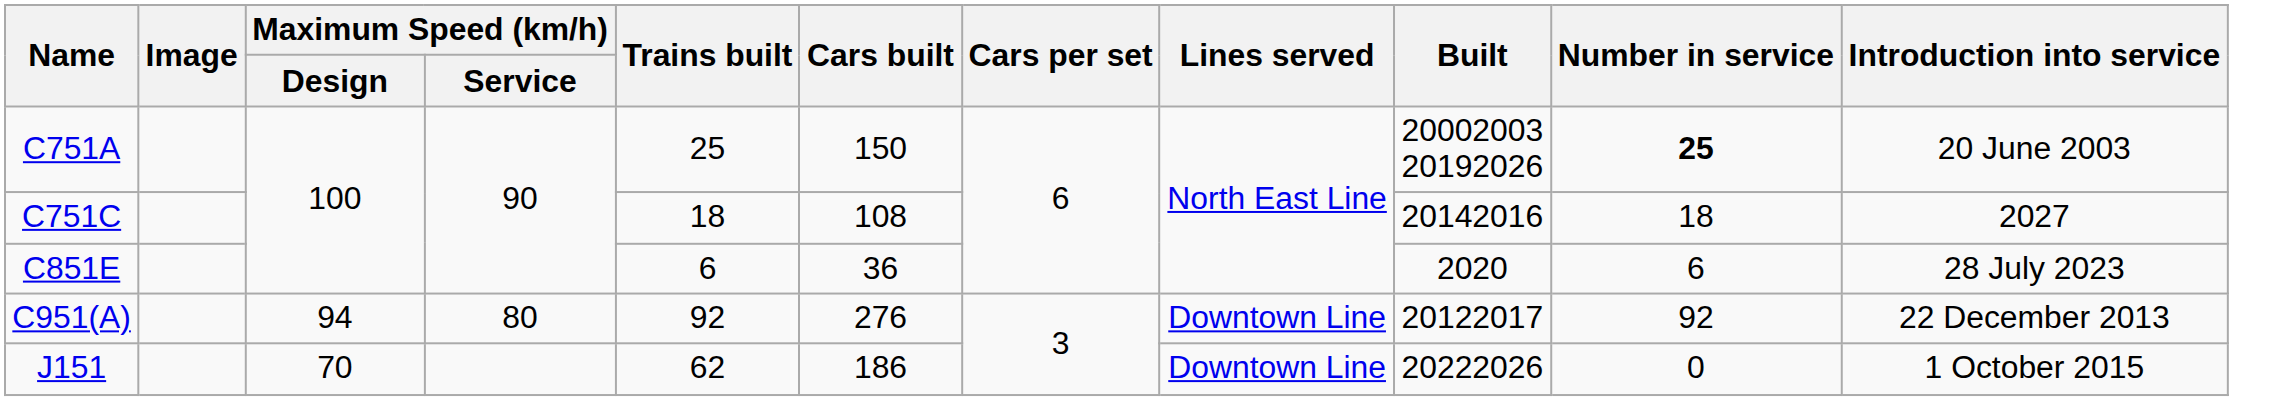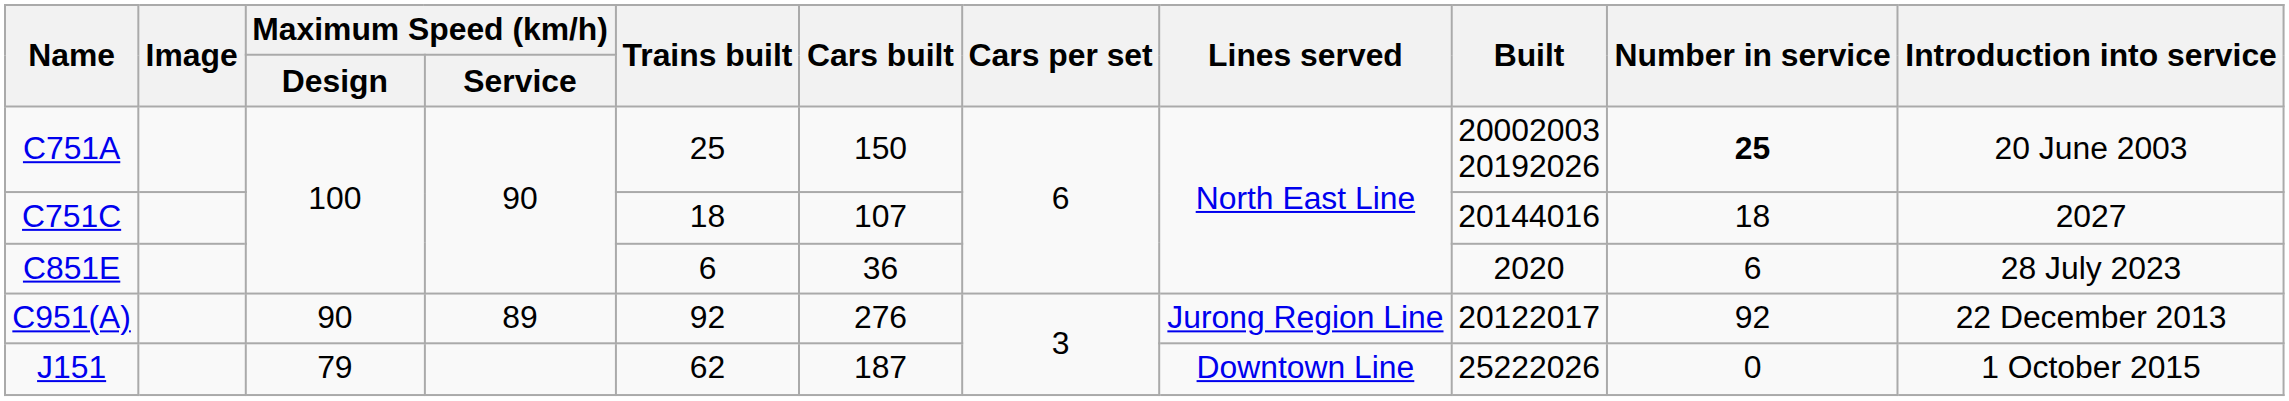(881, 217) 108 -> (881, 217) 107
(1472, 217) 20142016 -> (1529, 217) 20144016
(335, 318) 94 -> (335, 318) 90
(520, 318) 80 -> (520, 318) 89
(1277, 318) Downtown Line -> (1305, 318) Jurong Region Line
(335, 368) 70 -> (335, 368) 79
(881, 368) 186 -> (881, 368) 187
(1472, 368) 20222026 -> (1529, 368) 25222026
